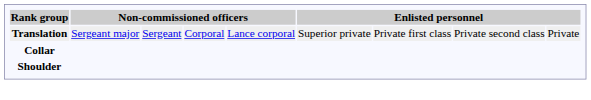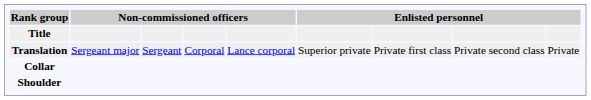+ row: (39, 33)
